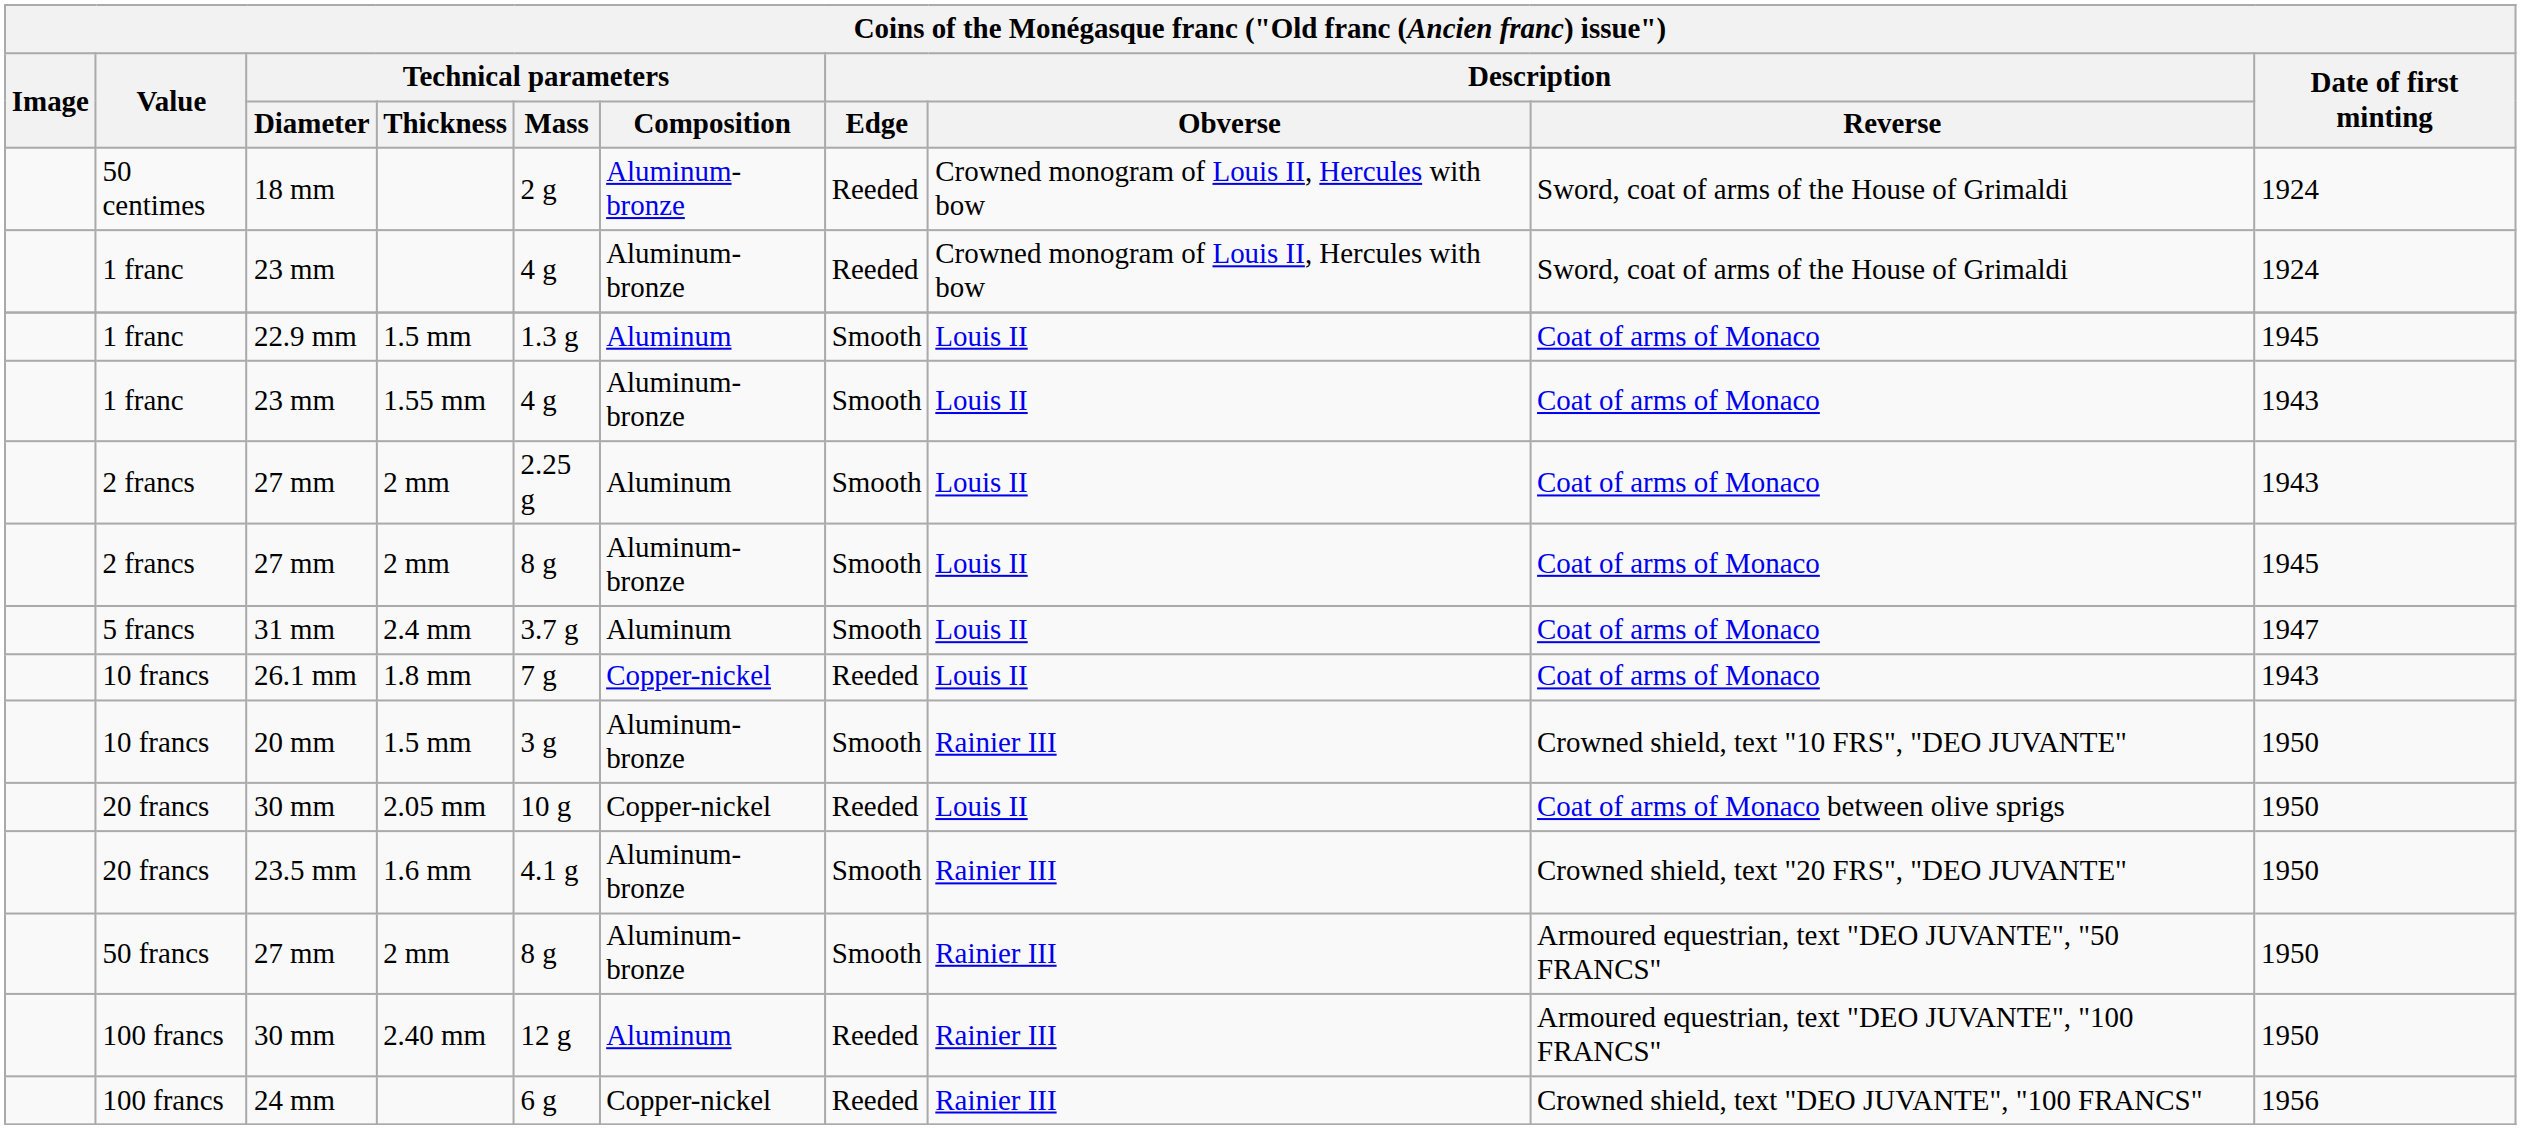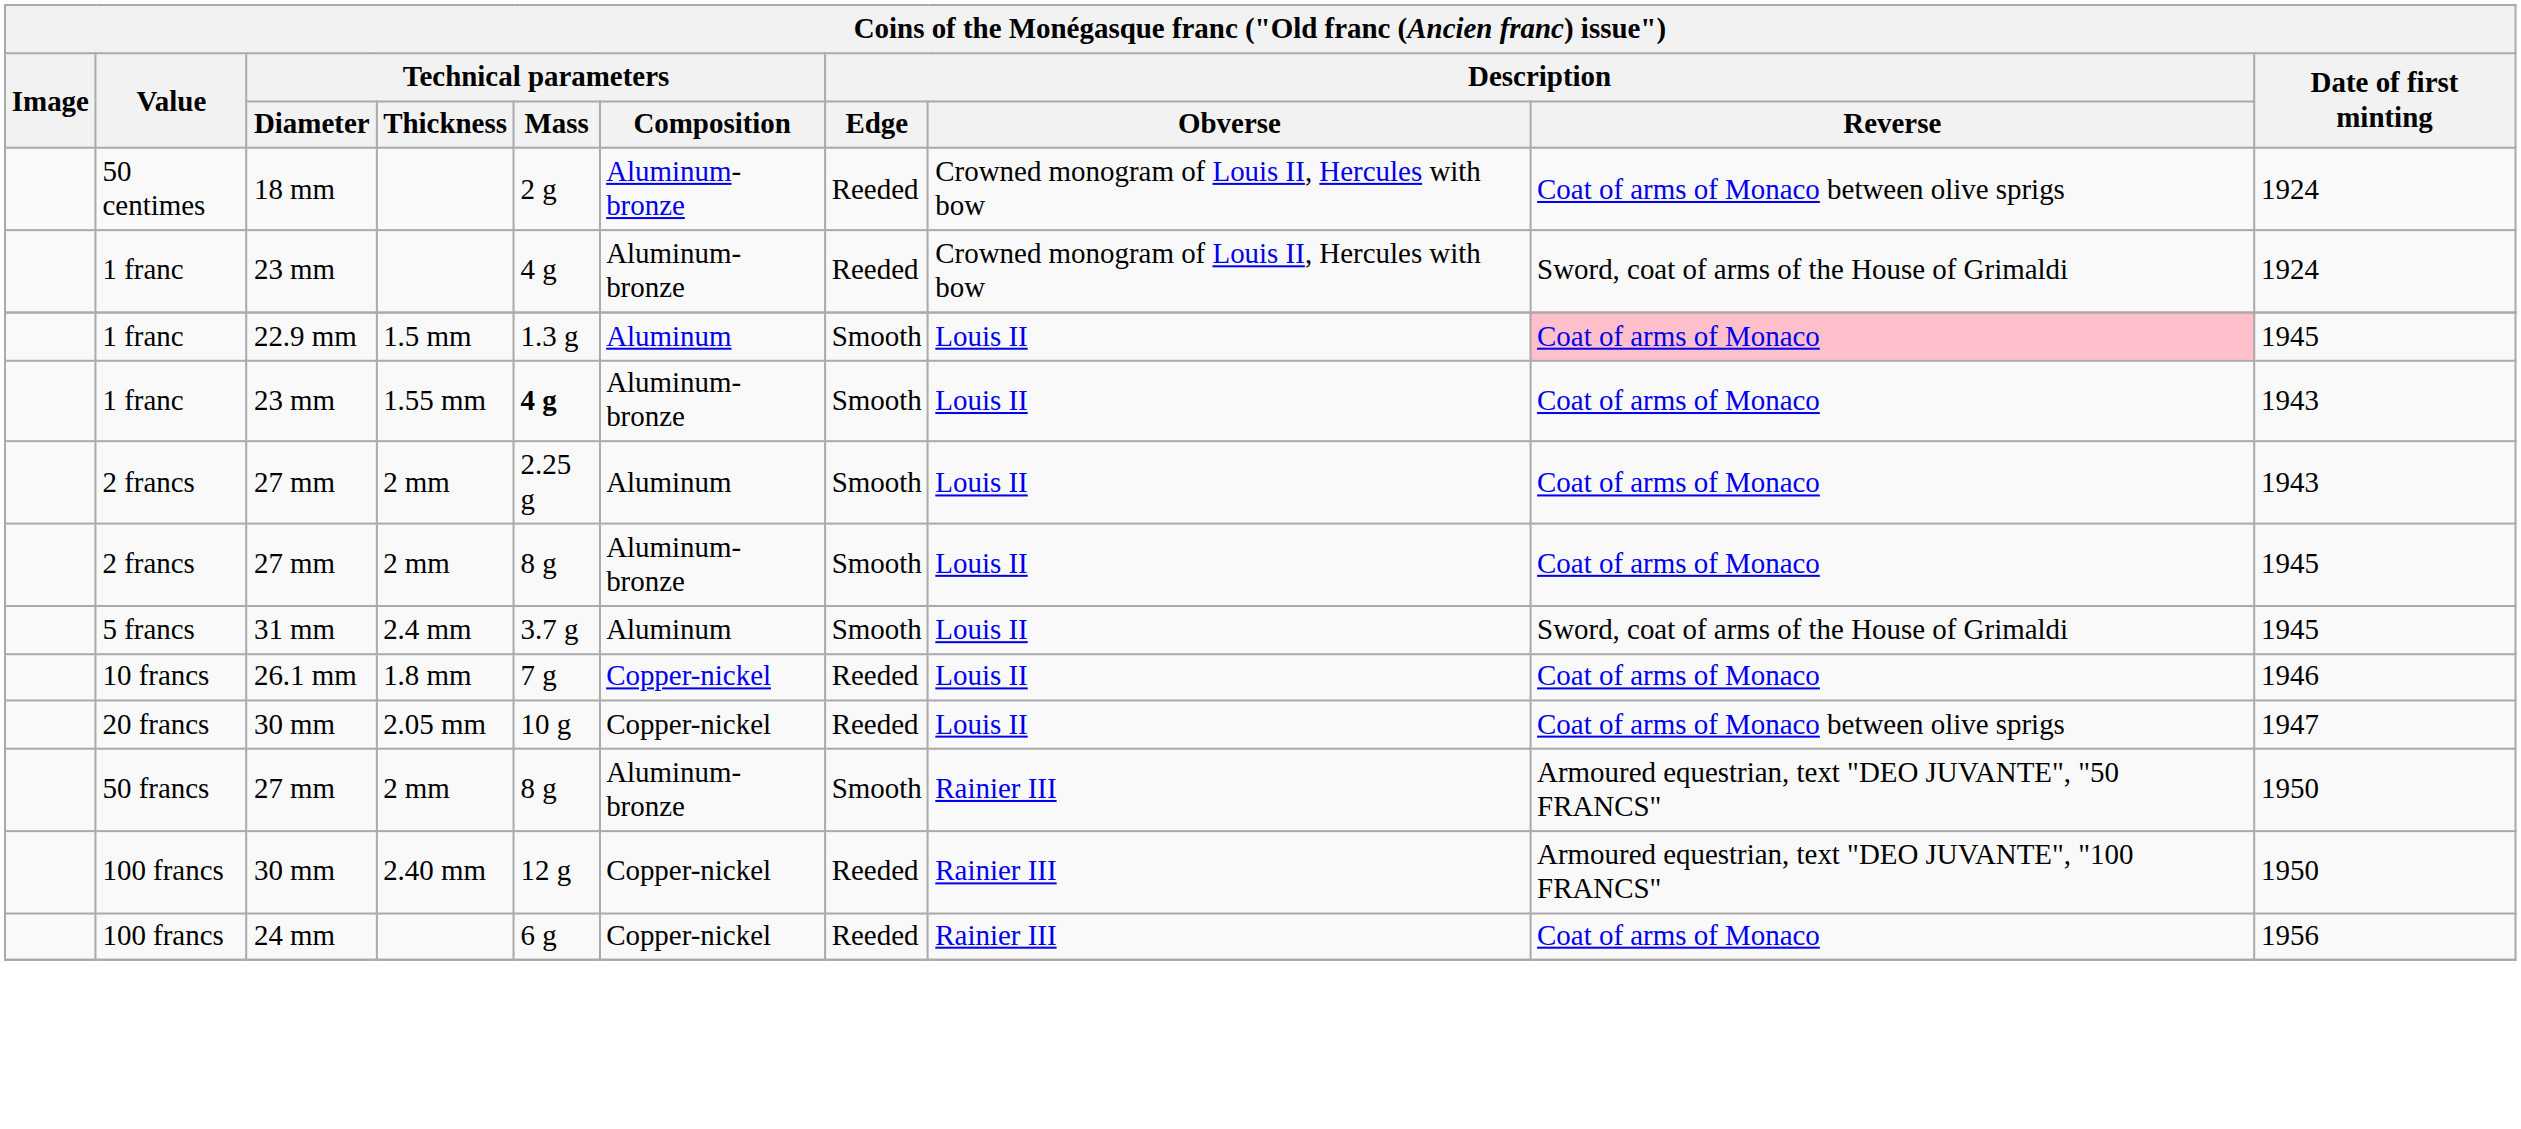(1803, 189) Sword, coat of arms of the House of Grimaldi -> (1801, 189) Coat of arms of Monaco between olive sprigs
(1678, 335) no background -> (1678, 335) pink background
(539, 400) normal -> (539, 400) bold
(1678, 629) Coat of arms of Monaco -> (1803, 629) Sword, coat of arms of the House of Grimaldi
(2290, 629) 1947 -> (2290, 629) 1945
(2290, 676) 1943 -> (2290, 676) 1946
- row: (295, 741)
(2290, 806) 1950 -> (2290, 724) 1947
- row: (305, 871)
(669, 1035) Aluminum -> (689, 871) Copper-nickel
(1870, 1100) Crowned shield, text "DEO JUVANTE", "100 FRANCS" -> (1678, 936) Coat of arms of Monaco
